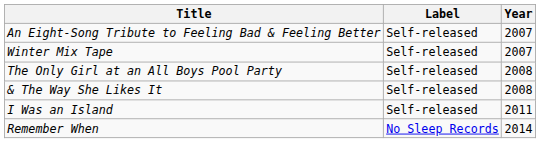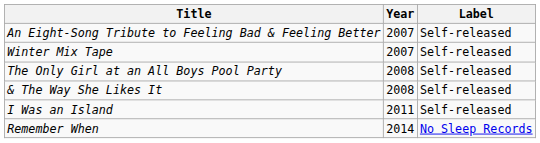columns swapped: (443, 14) <-> (519, 14)
